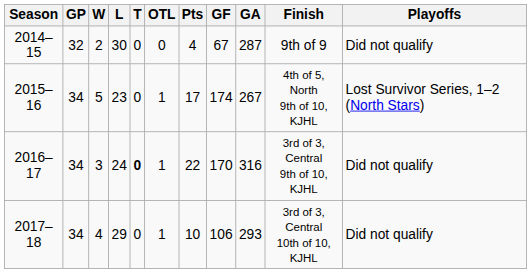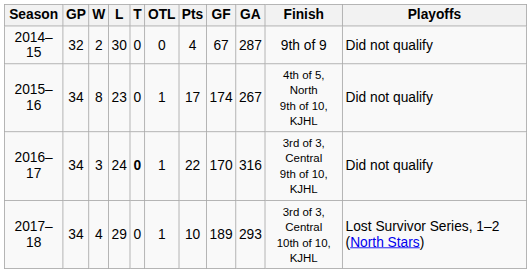(99, 97) 5 -> (99, 97) 8
(422, 97) Lost Survivor Series, 1–2 (North Stars) -> (389, 97) Did not qualify
(221, 234) 106 -> (221, 234) 189
(389, 234) Did not qualify -> (422, 234) Lost Survivor Series, 1–2 (North Stars)
